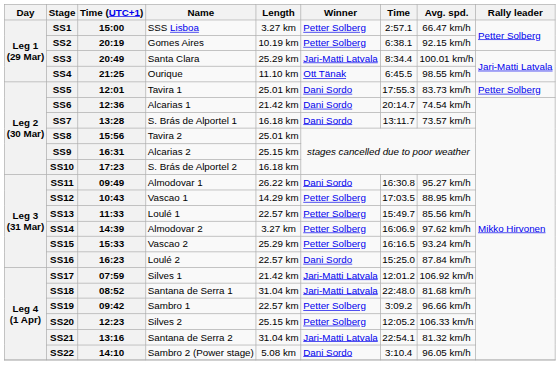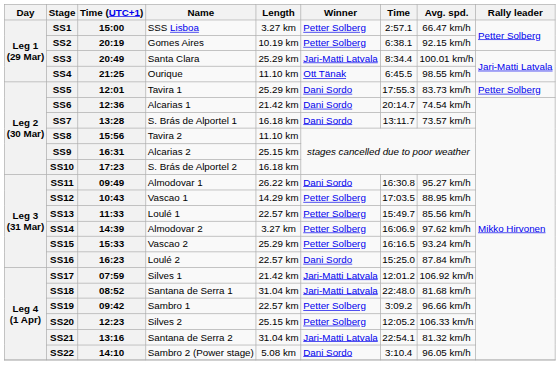(279, 90) 25.01 km -> (279, 90) 25.29 km
(279, 136) 25.01 km -> (279, 136) 11.10 km
